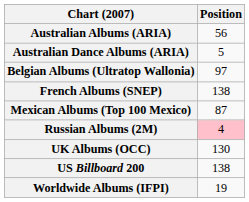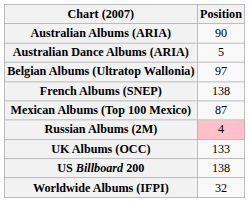(221, 33) 56 -> (221, 33) 90
(221, 149) 130 -> (221, 149) 133
(221, 187) 19 -> (221, 187) 32
